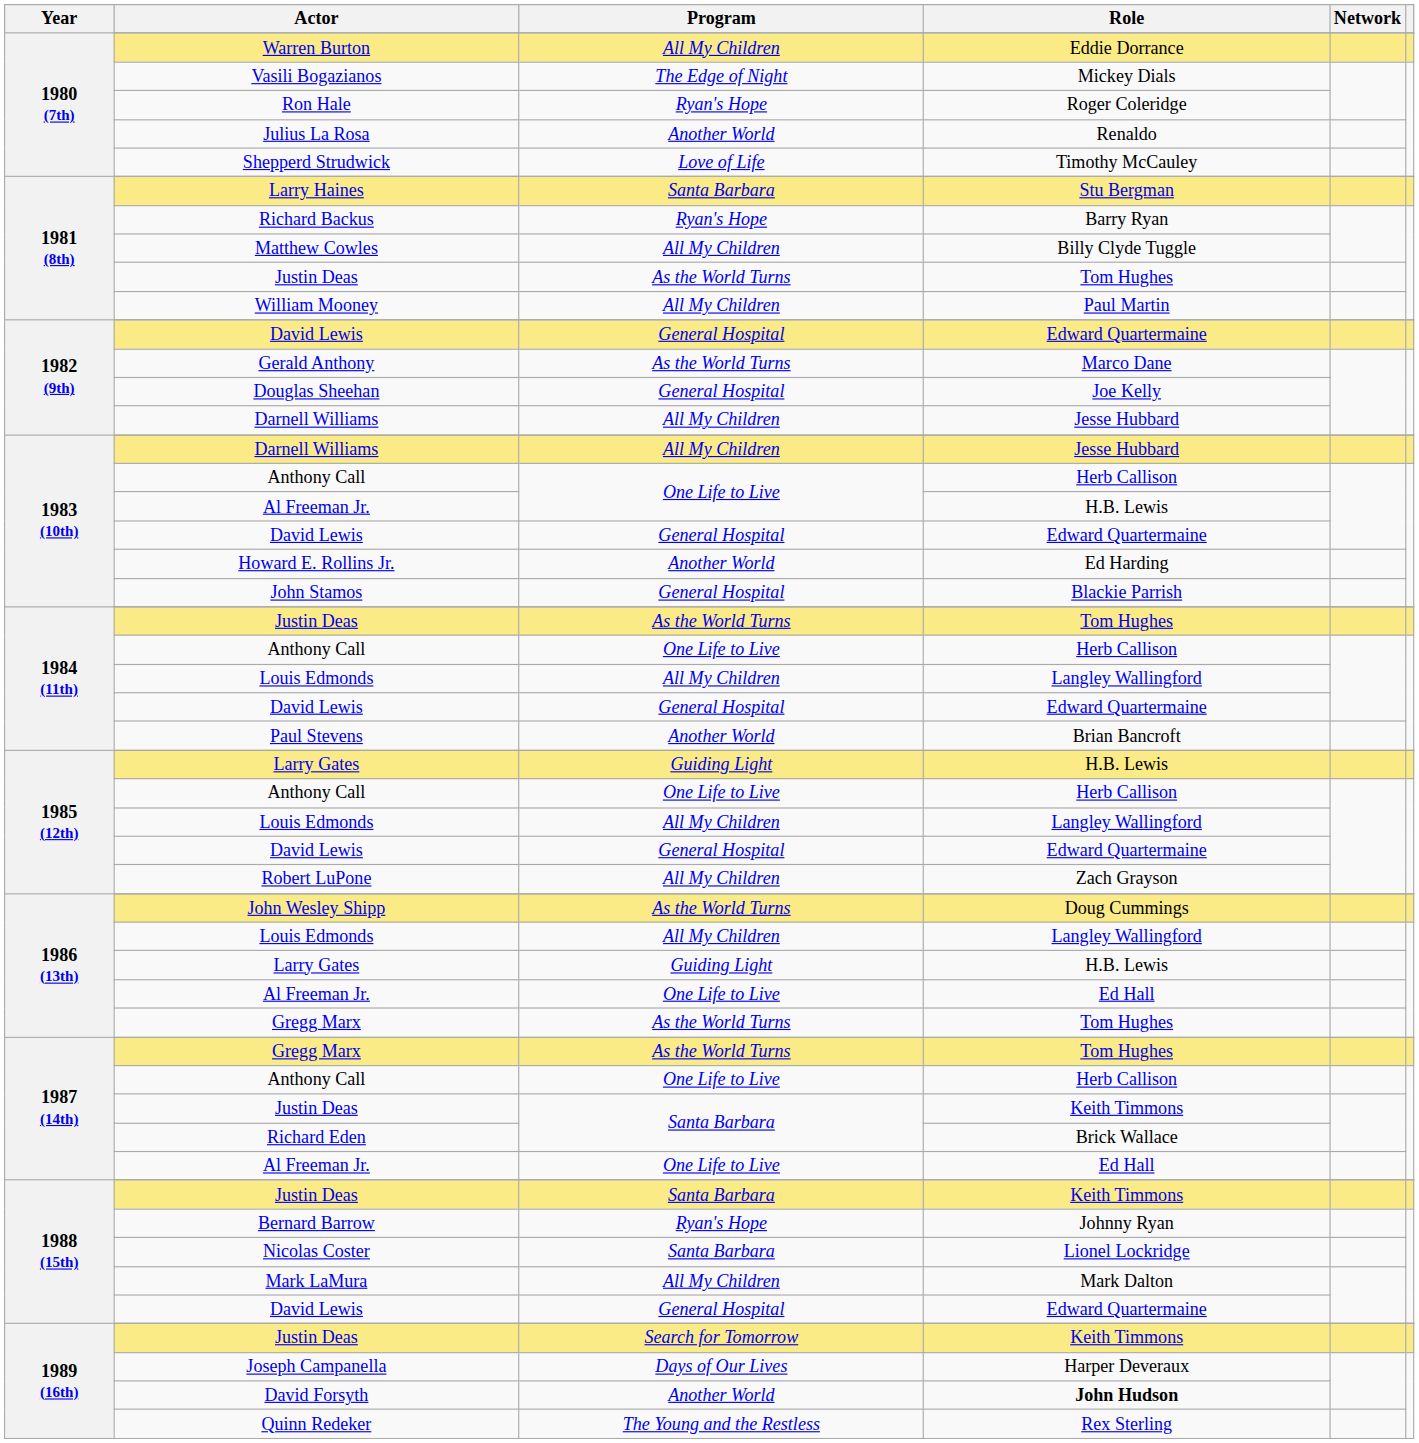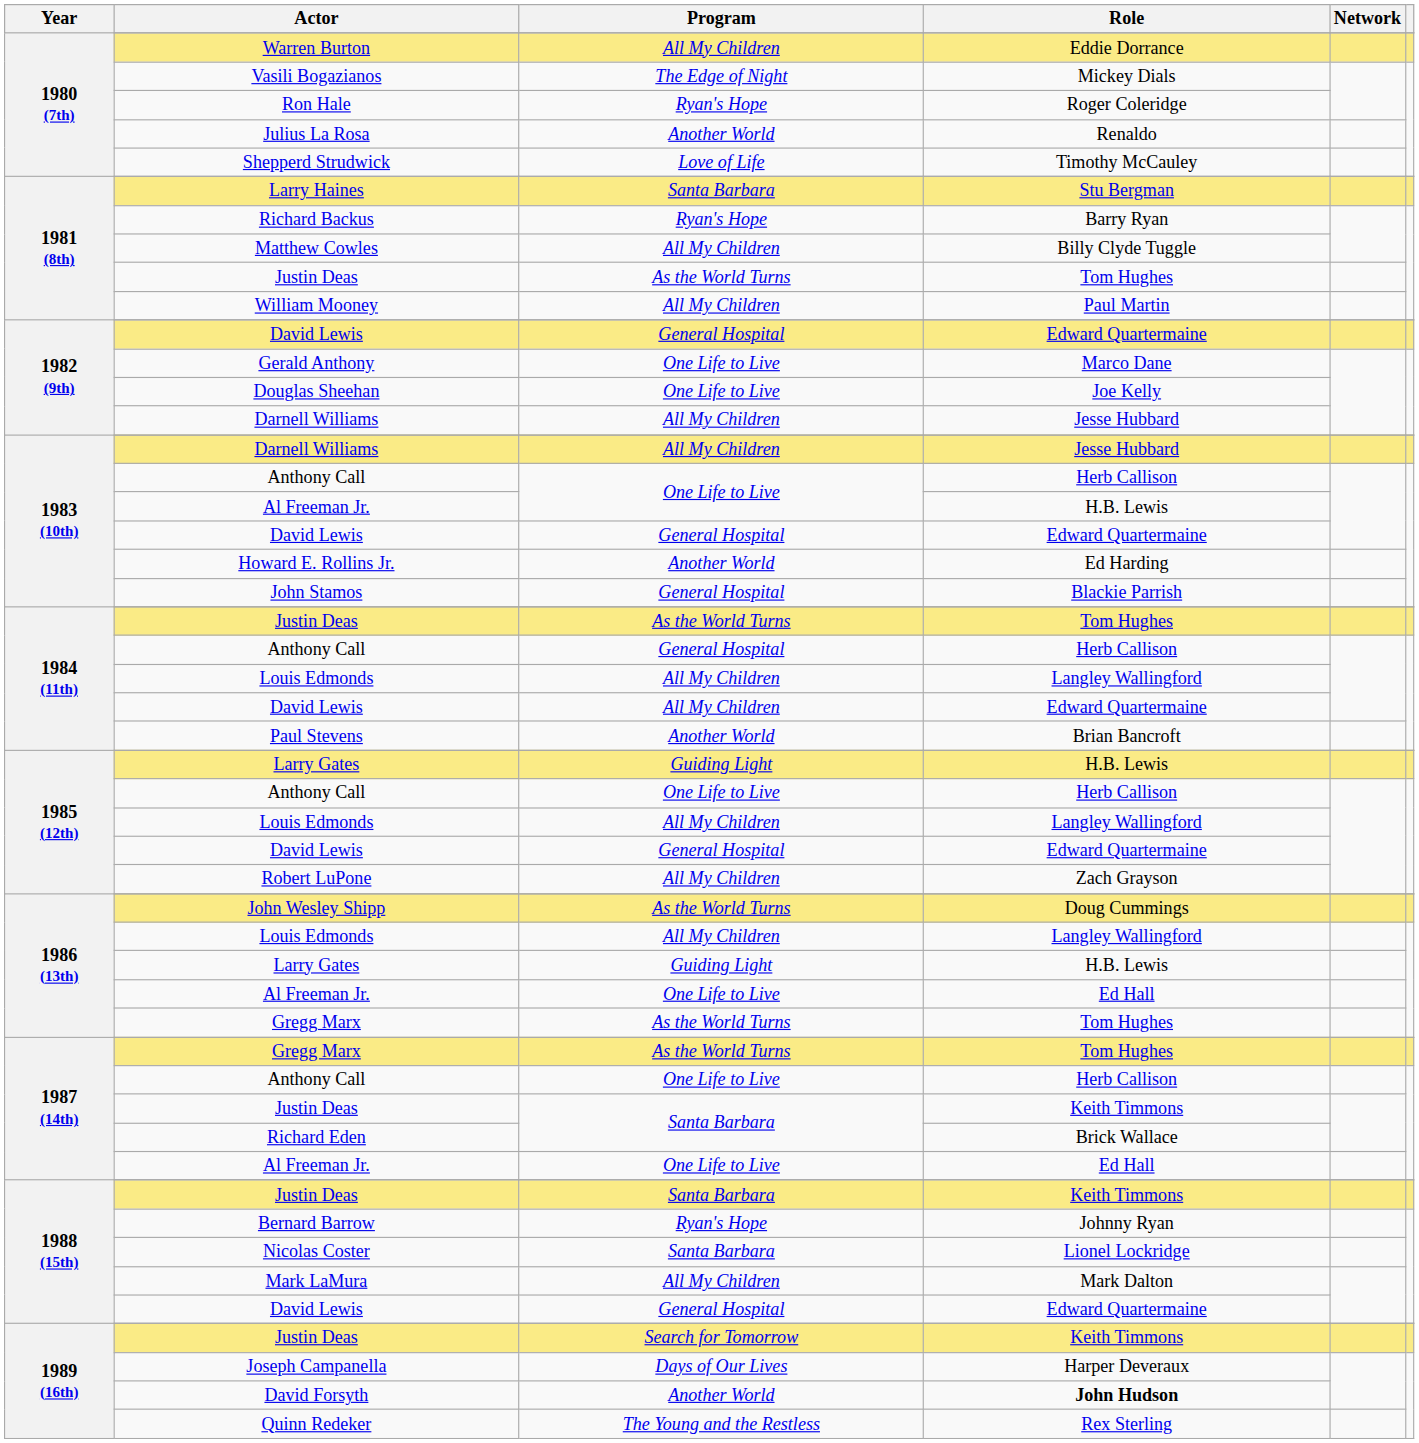(721, 362) As the World Turns -> (721, 362) One Life to Live
(721, 391) General Hospital -> (721, 391) One Life to Live
(721, 649) One Life to Live -> (721, 649) General Hospital
(721, 707) General Hospital -> (721, 707) All My Children
